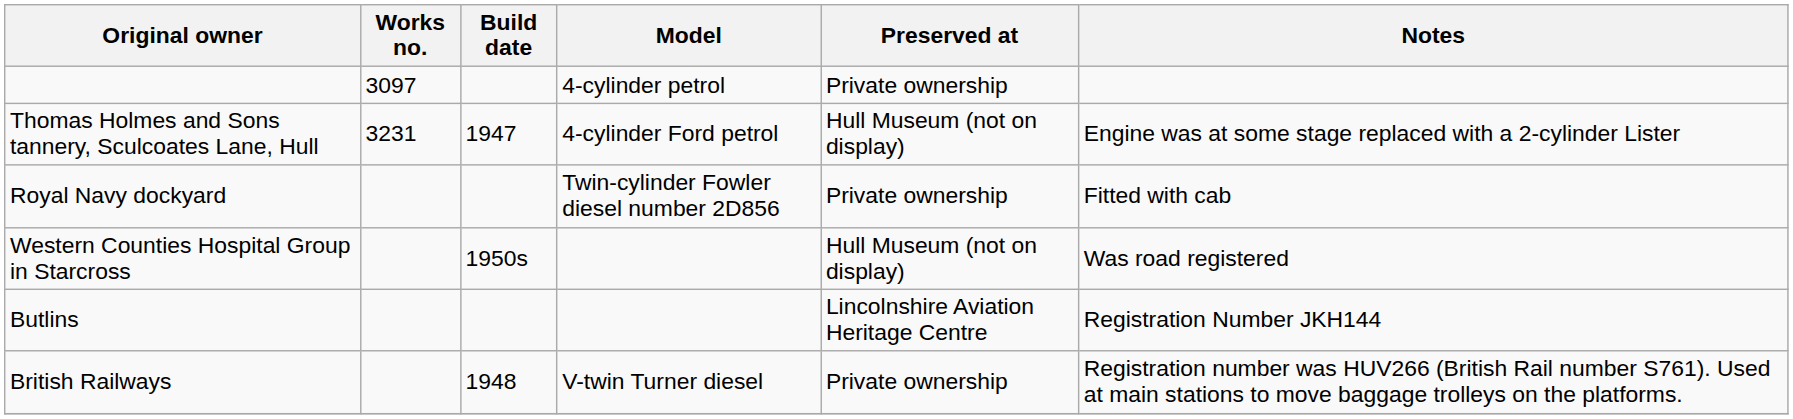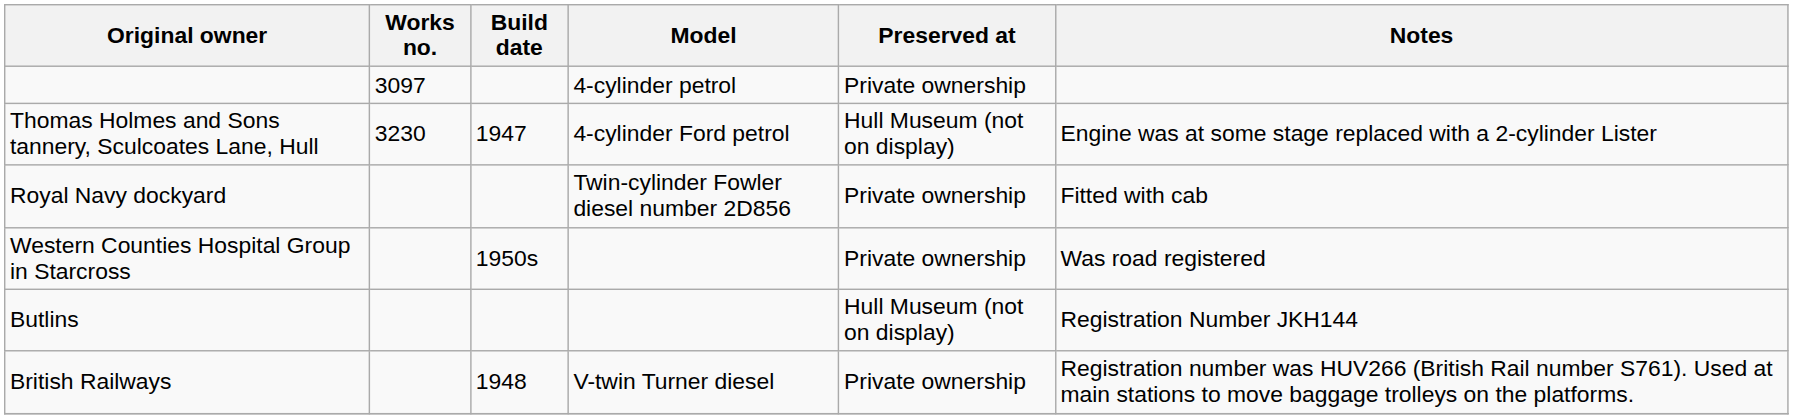(391, 133) 3231 -> (400, 133) 3230
(931, 257) Hull Museum (not on display) -> (935, 257) Private ownership
(930, 319) Lincolnshire Aviation Heritage Centre -> (934, 319) Hull Museum (not on display)
